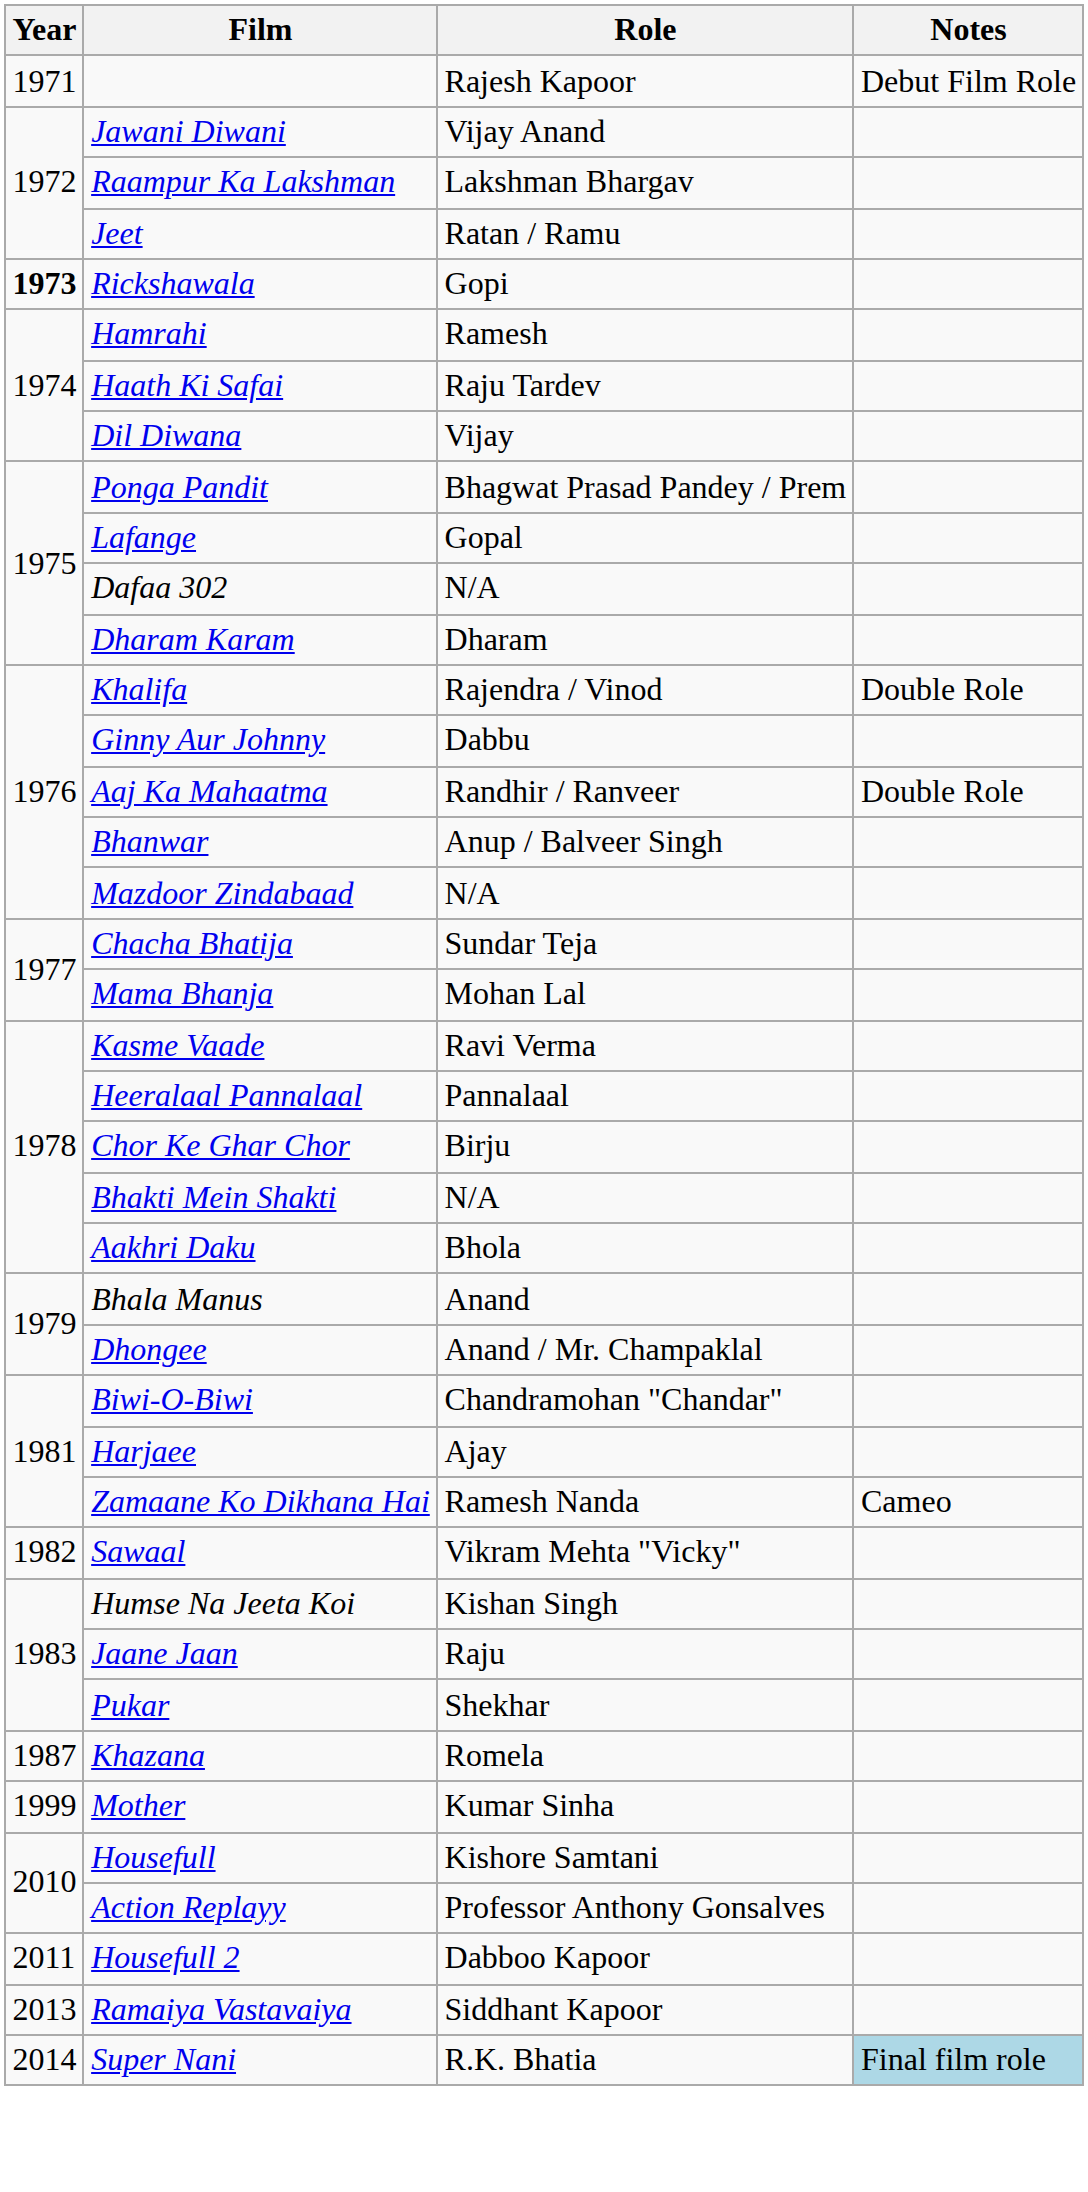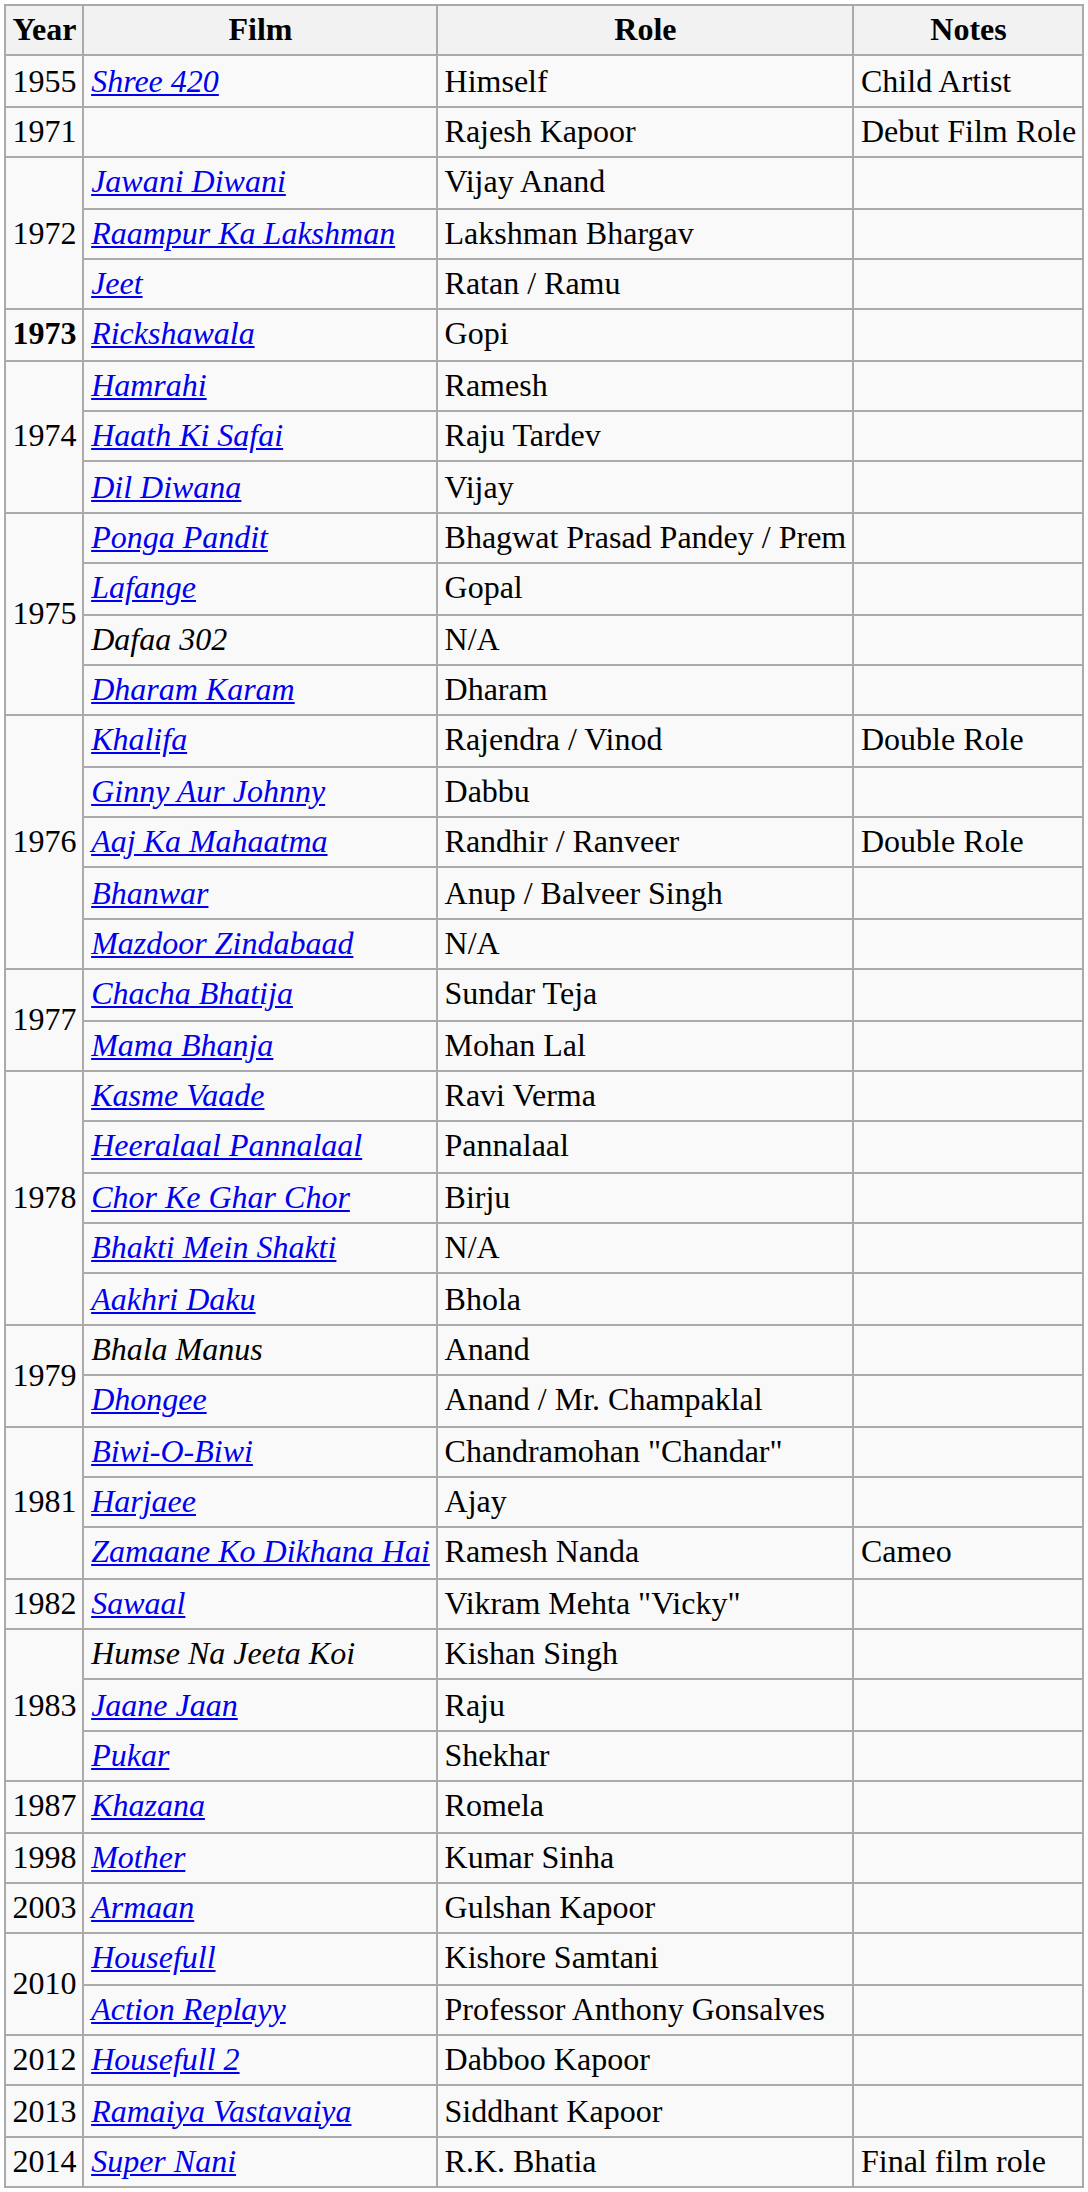+ row: (155, 80)
(44, 1806) 1999 -> (44, 1856) 1998
+ row: (143, 1907)
(44, 1958) 2011 -> (44, 2059) 2012
(953, 2059) lightblue background -> (953, 2161) no background
